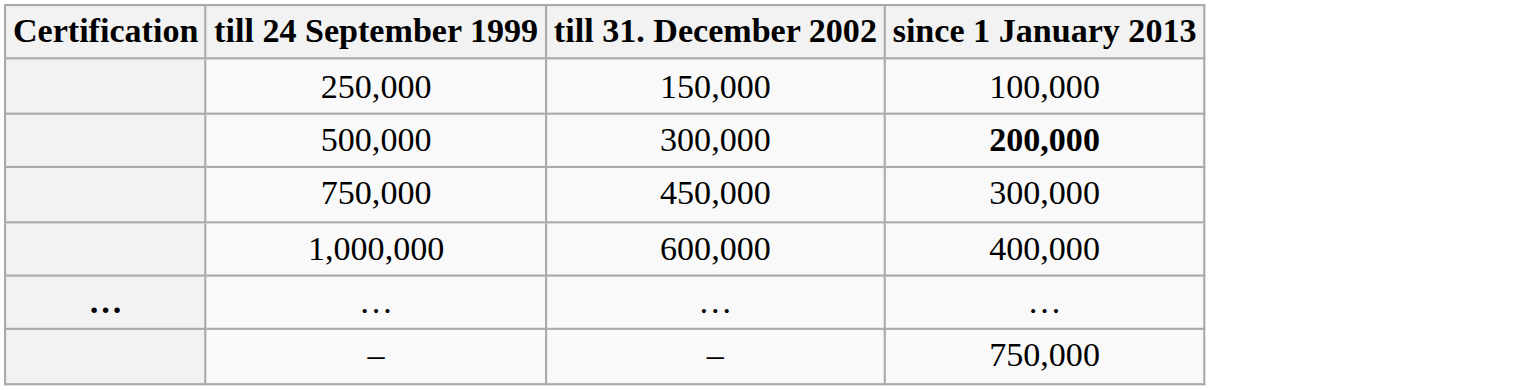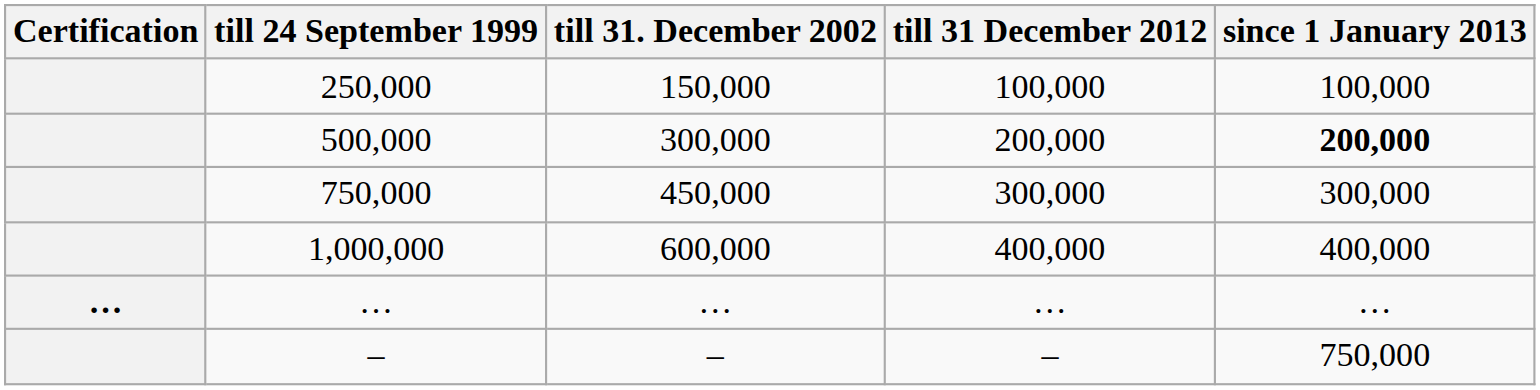+ column: (1050, 31)
